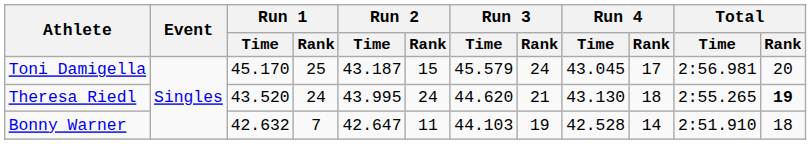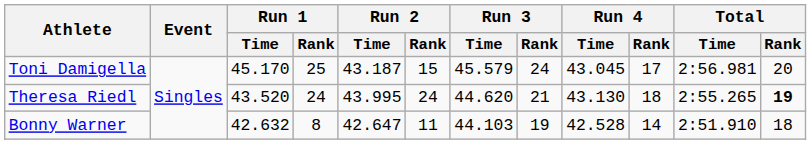(316, 125) 7 -> (316, 125) 8
